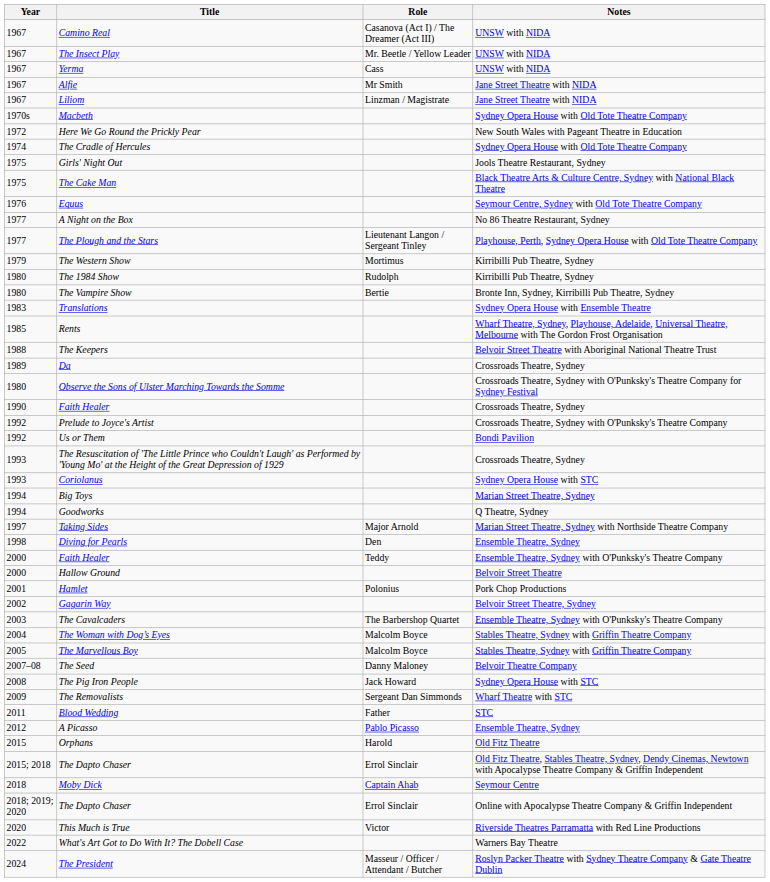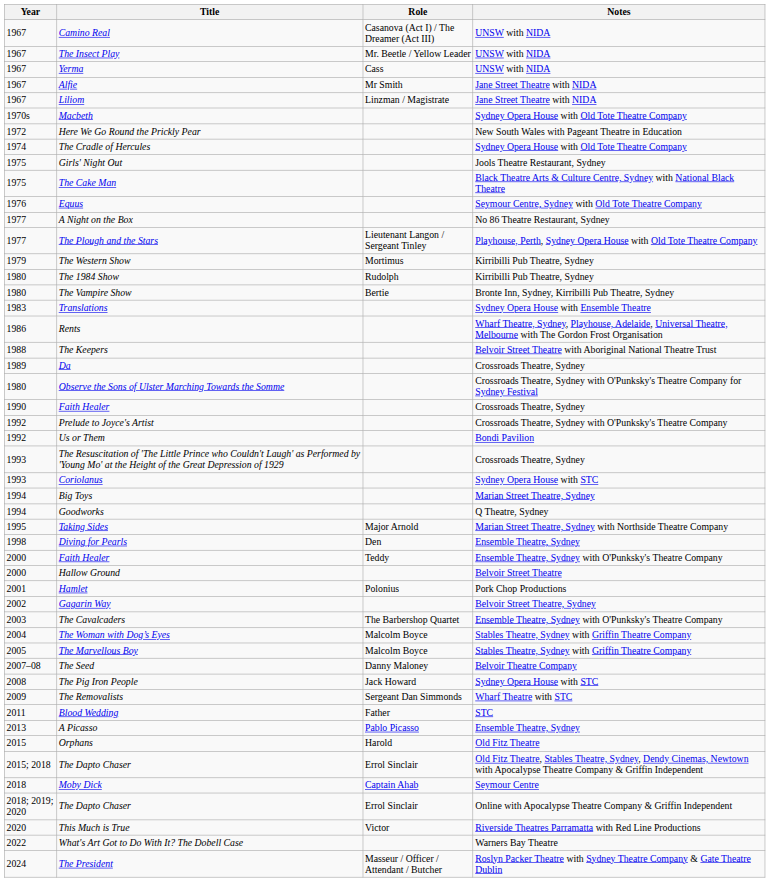(16, 329) 1985 -> (16, 329) 1986
(16, 527) 1997 -> (16, 527) 1995
(16, 728) 2012 -> (16, 728) 2013
